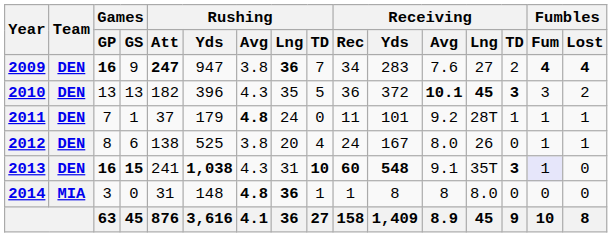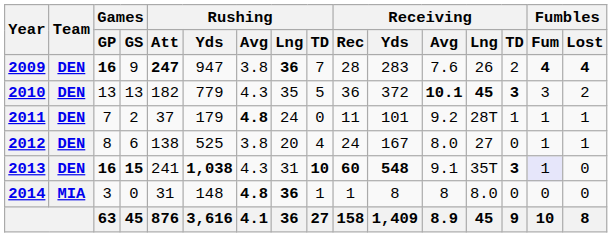(350, 68) 34 -> (350, 68) 28
(484, 68) 27 -> (484, 68) 26
(210, 93) 396 -> (210, 93) 779
(134, 118) 1 -> (134, 118) 2
(484, 143) 26 -> (484, 143) 27
